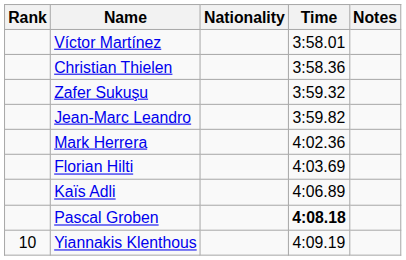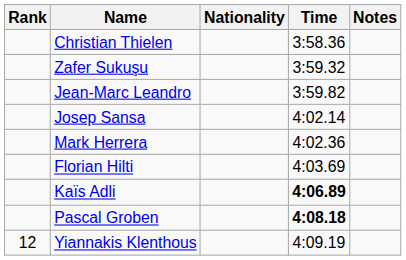- row: (108, 42)
+ row: (100, 117)
(319, 192) normal -> (319, 192) bold
(27, 242) 10 -> (27, 242) 12
